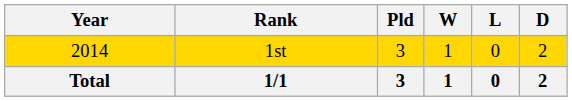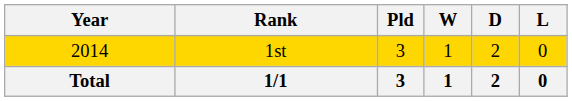columns swapped: (543, 20) <-> (495, 20)
